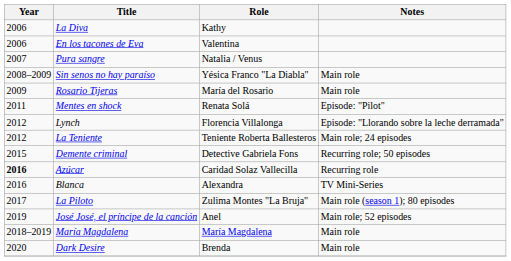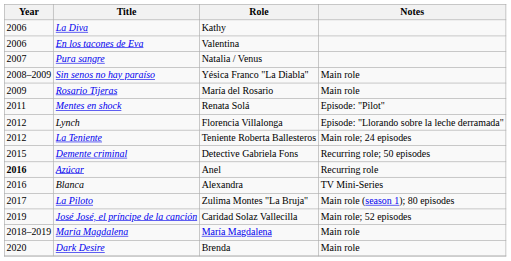(250, 169) Caridad Solaz Vallecilla -> (211, 169) Anel
(211, 216) Anel -> (250, 216) Caridad Solaz Vallecilla
